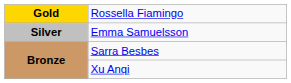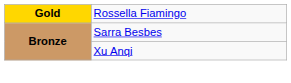- row: (139, 31)
